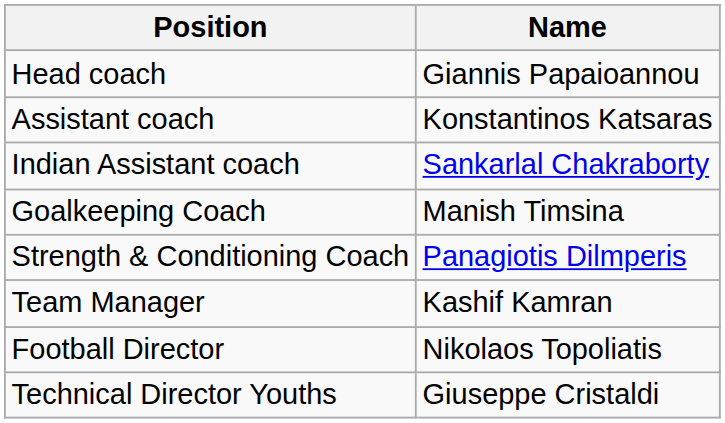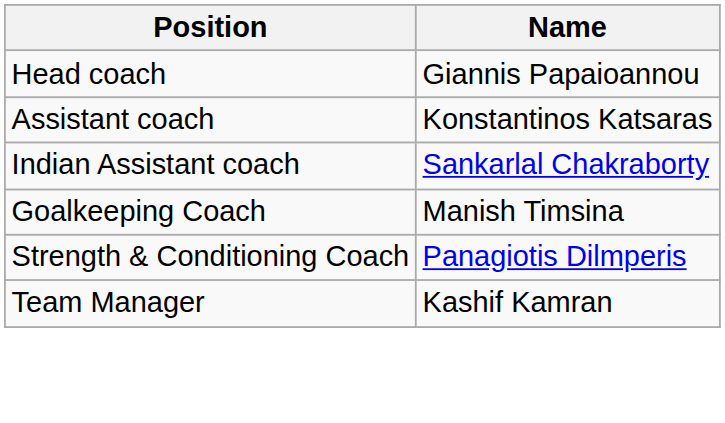- row: (118, 348)
- row: (174, 394)
